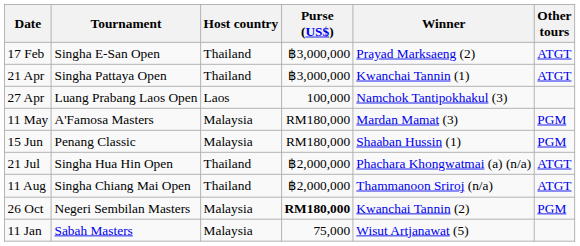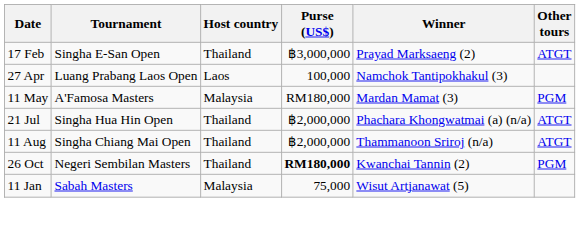- row: (26, 75)
- row: (25, 141)
(228, 207) Malaysia -> (227, 163) Thailand
